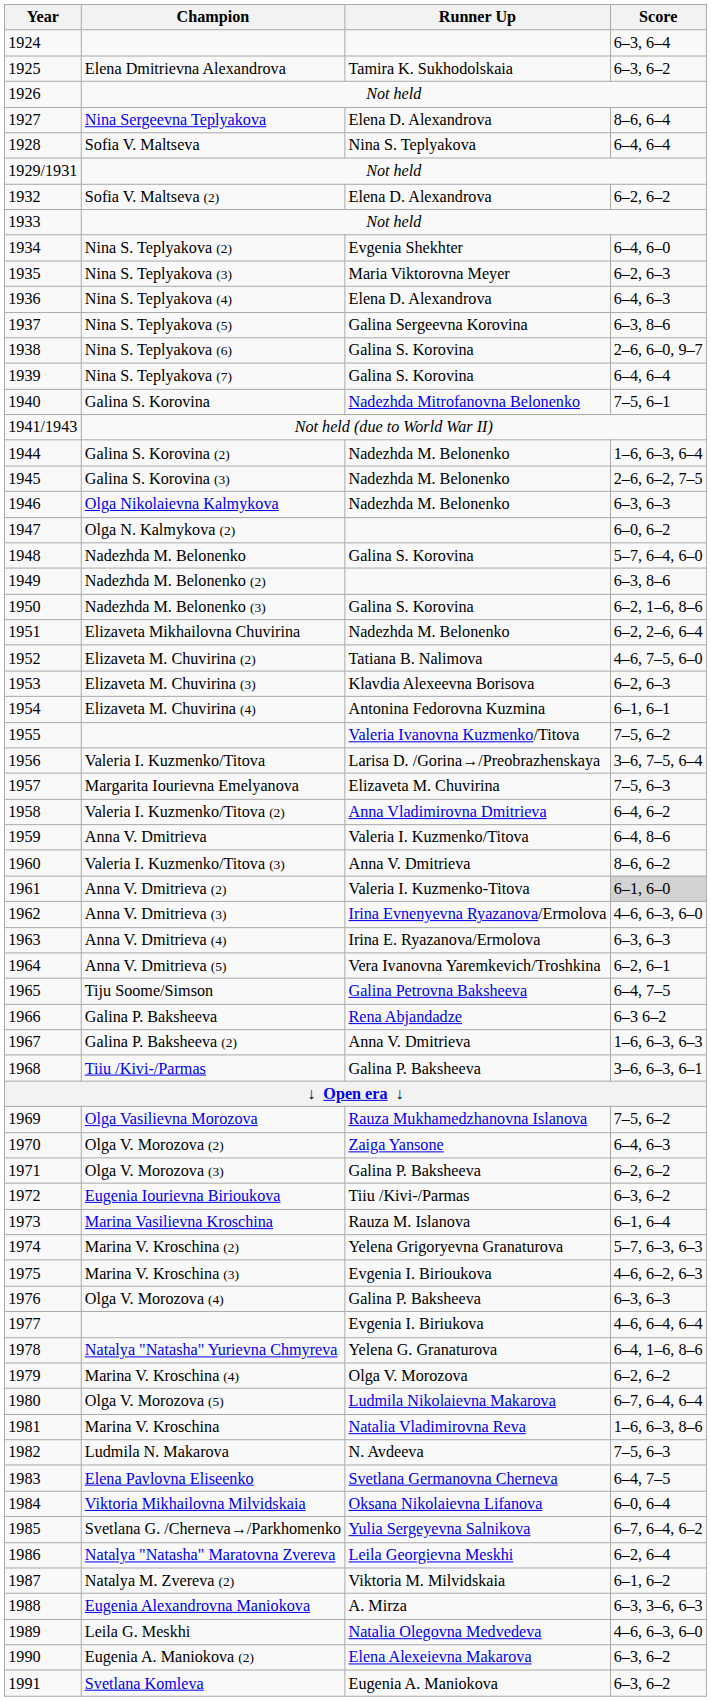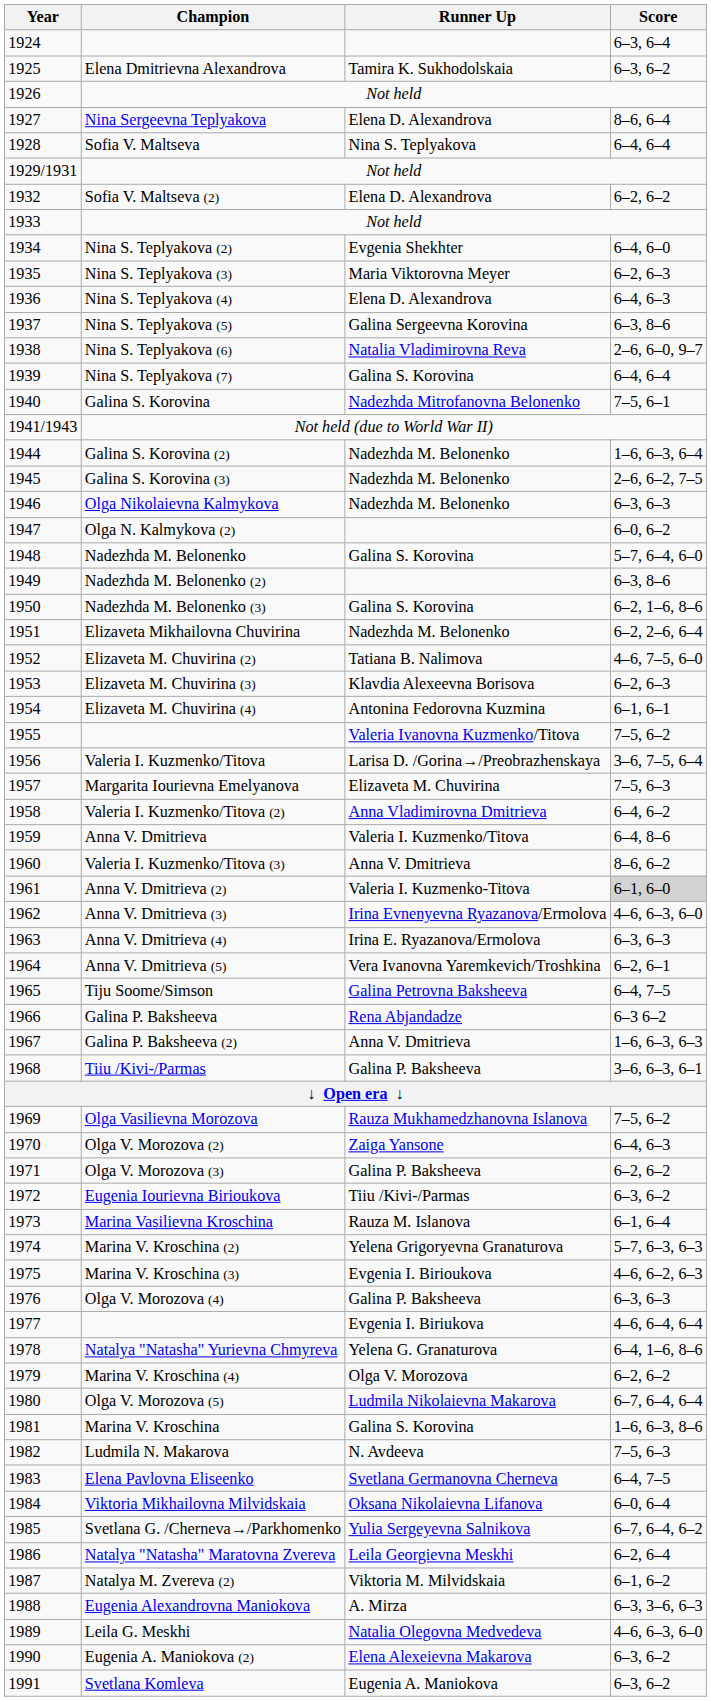(411, 350) Galina S. Korovina -> (437, 350) Natalia Vladimirovna Reva
(437, 1426) Natalia Vladimirovna Reva -> (411, 1426) Galina S. Korovina
